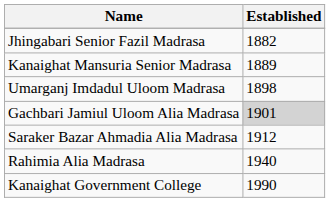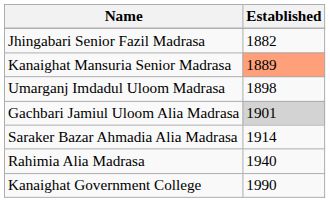(262, 64) no background -> (262, 64) lightsalmon background
(262, 137) 1912 -> (262, 137) 1914
